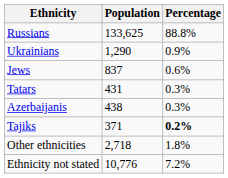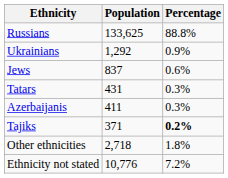(118, 51) 1,290 -> (118, 51) 1,292
(114, 107) 438 -> (113, 107) 411
